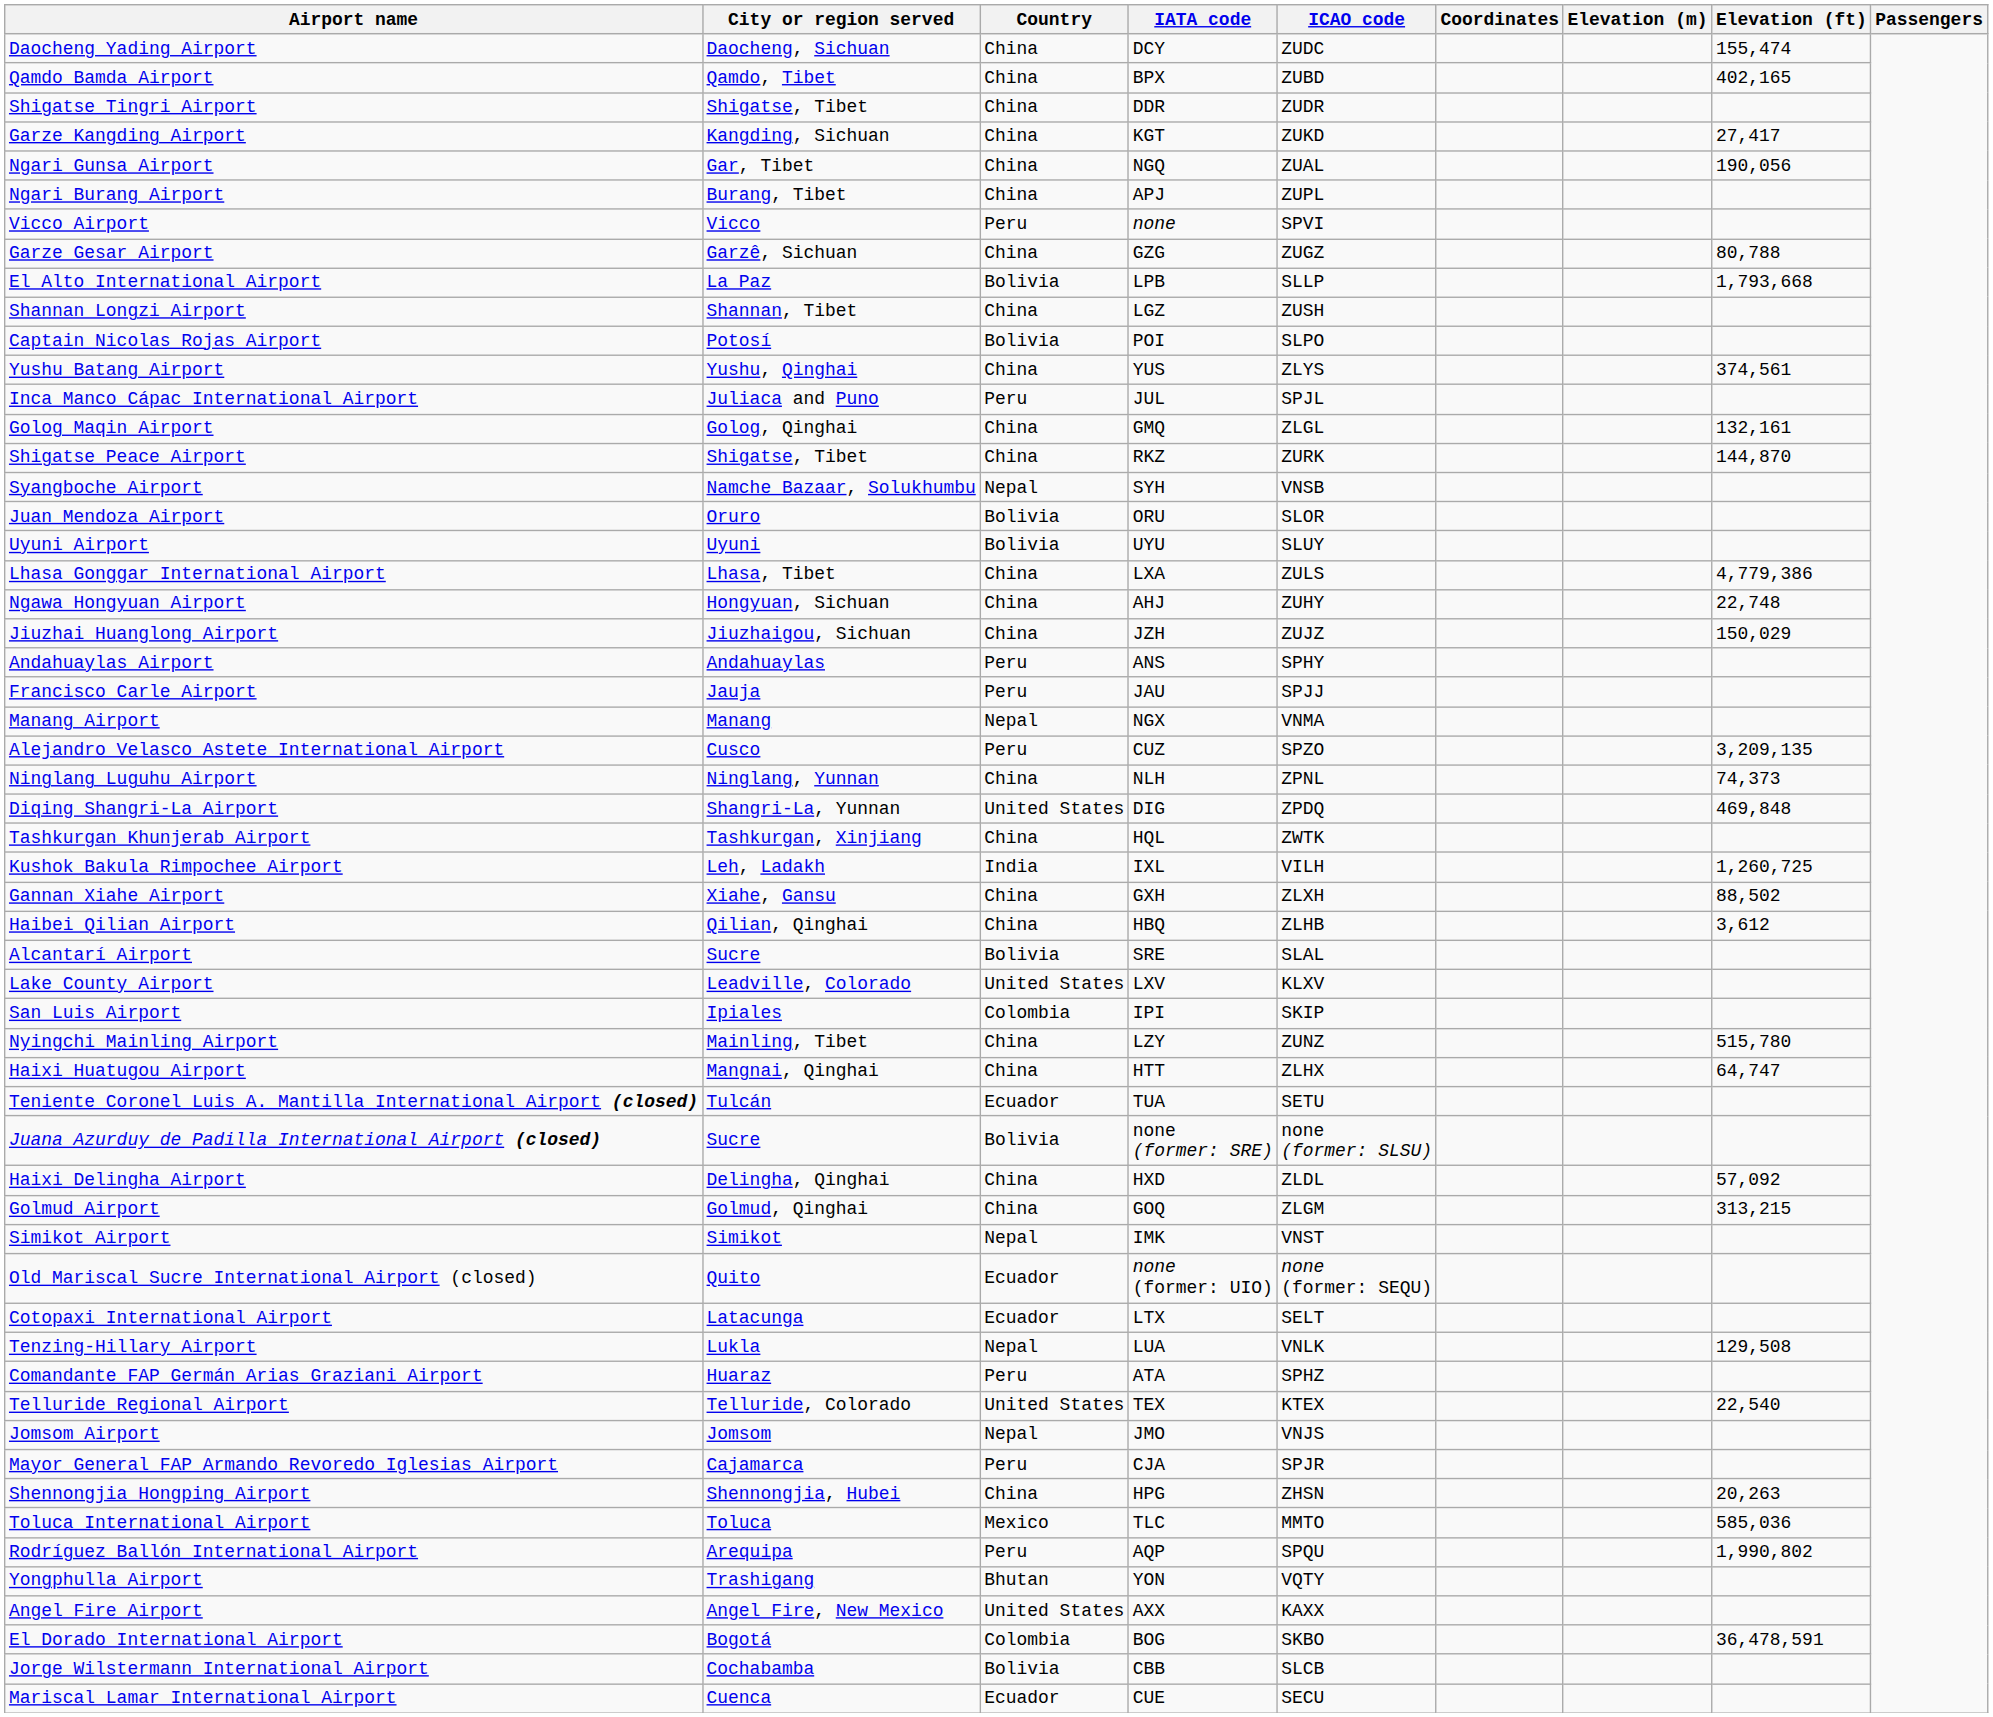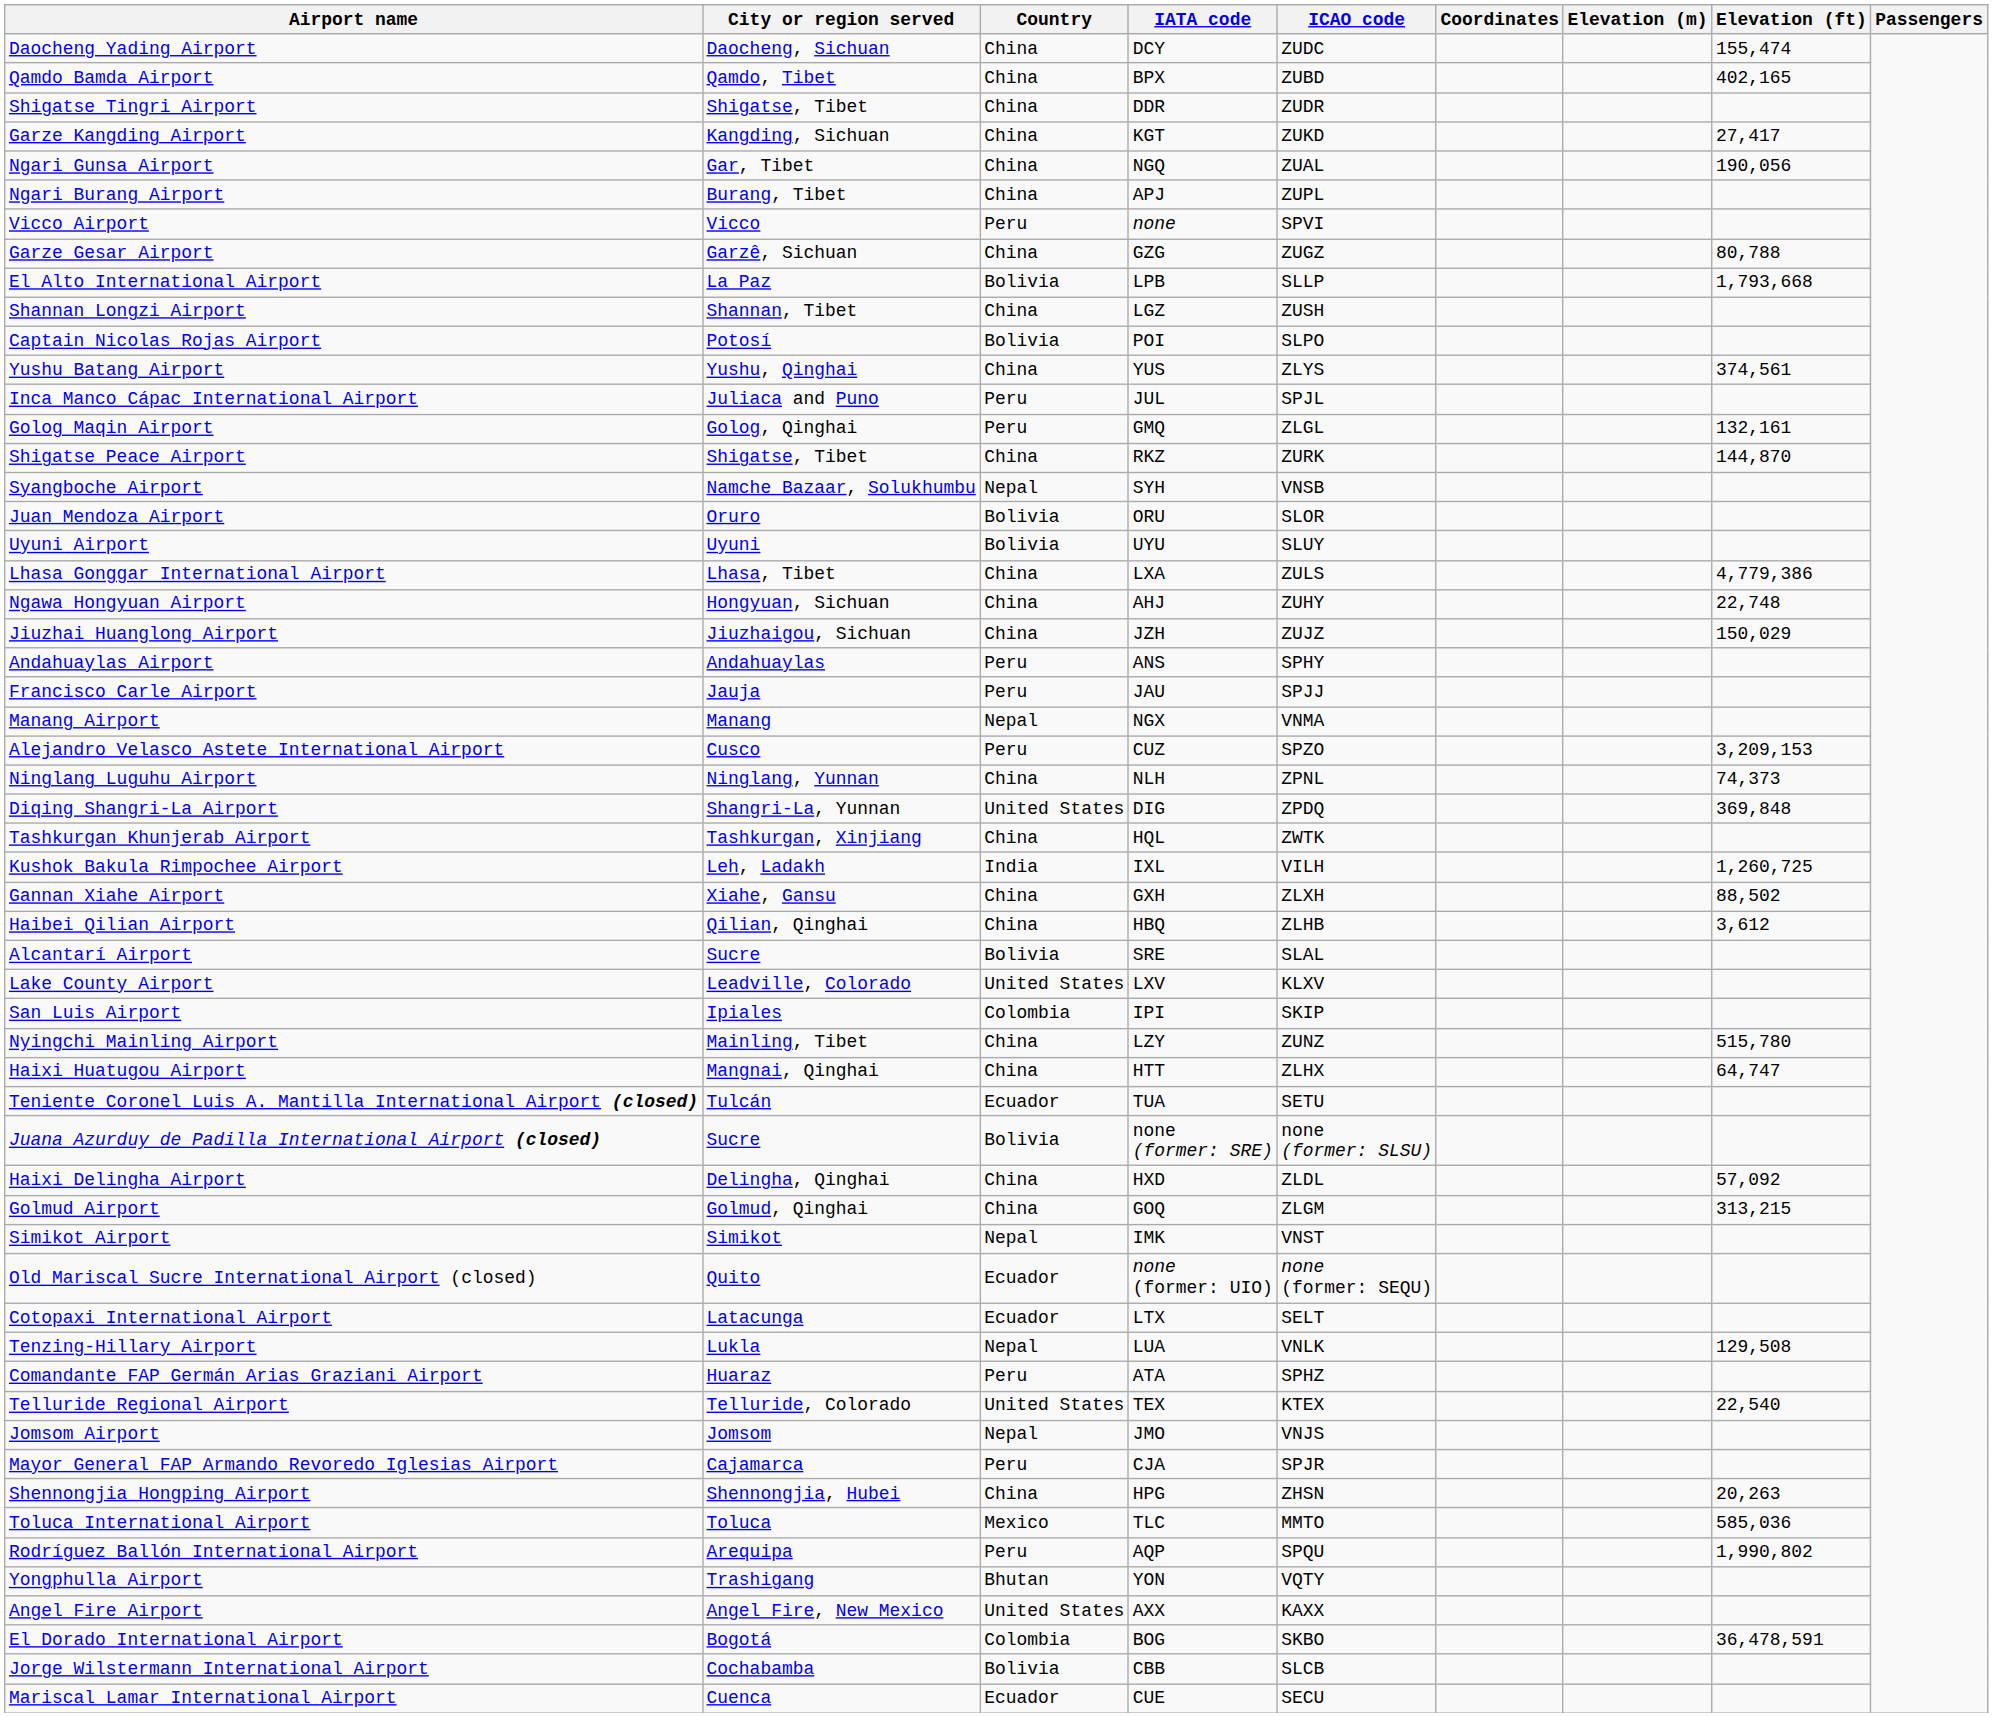(1011, 429) China -> (1006, 429) Peru
(1764, 750) 3,209,135 -> (1764, 750) 3,209,153
(1754, 809) 469,848 -> (1754, 809) 369,848
